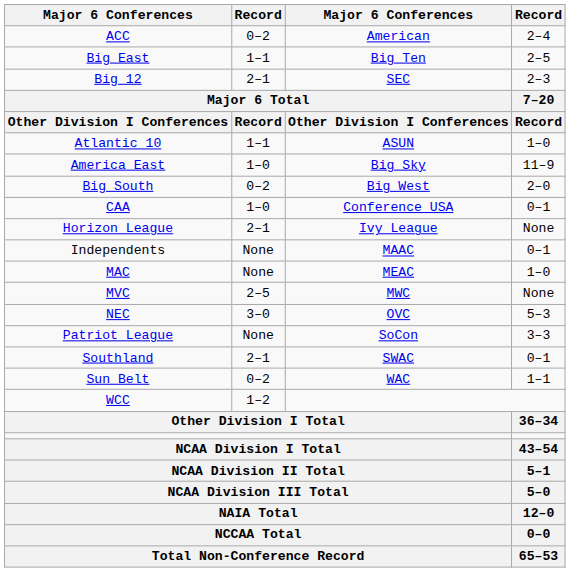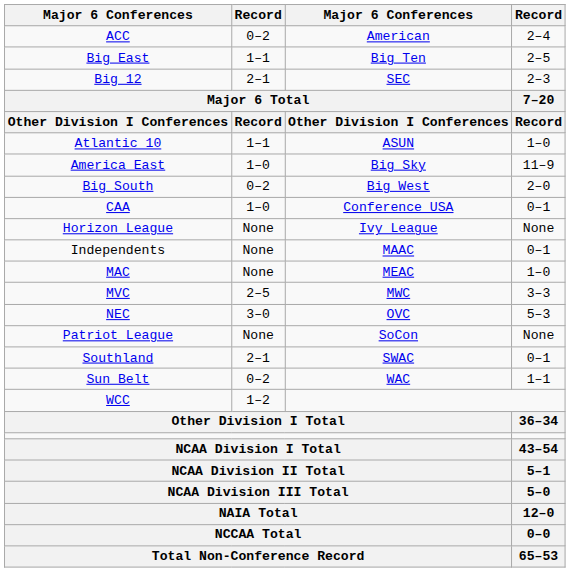(258, 229) 2–1 -> (258, 229) None
(539, 293) None -> (539, 293) 3–3
(539, 336) 3–3 -> (539, 336) None
